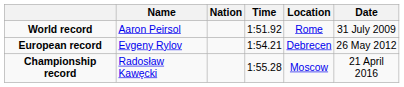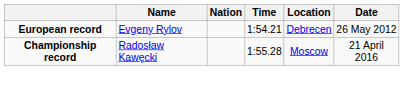- row: (60, 29)
